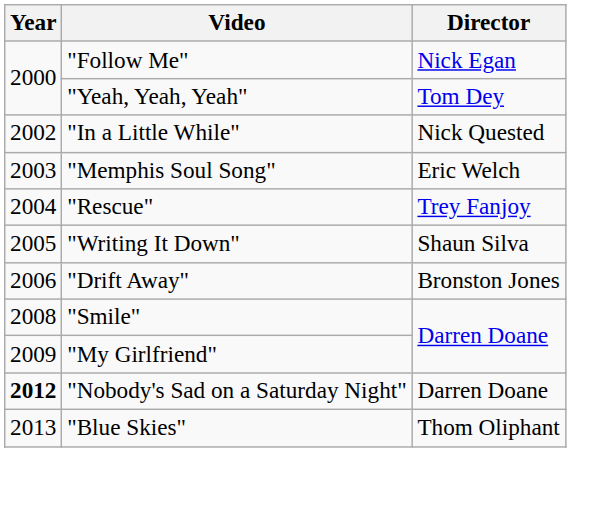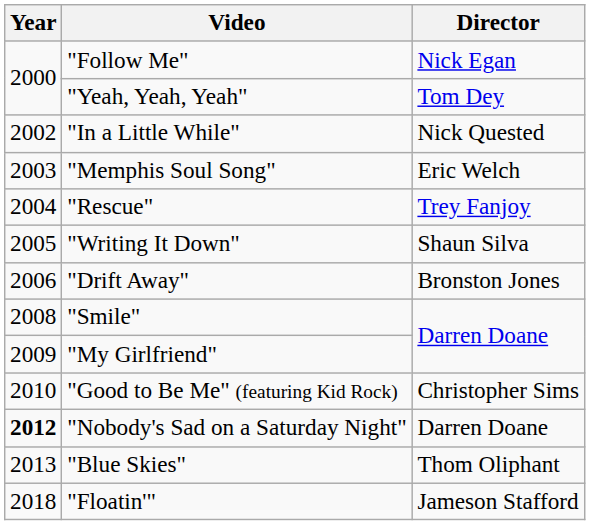+ row: (232, 390)
+ row: (112, 501)
